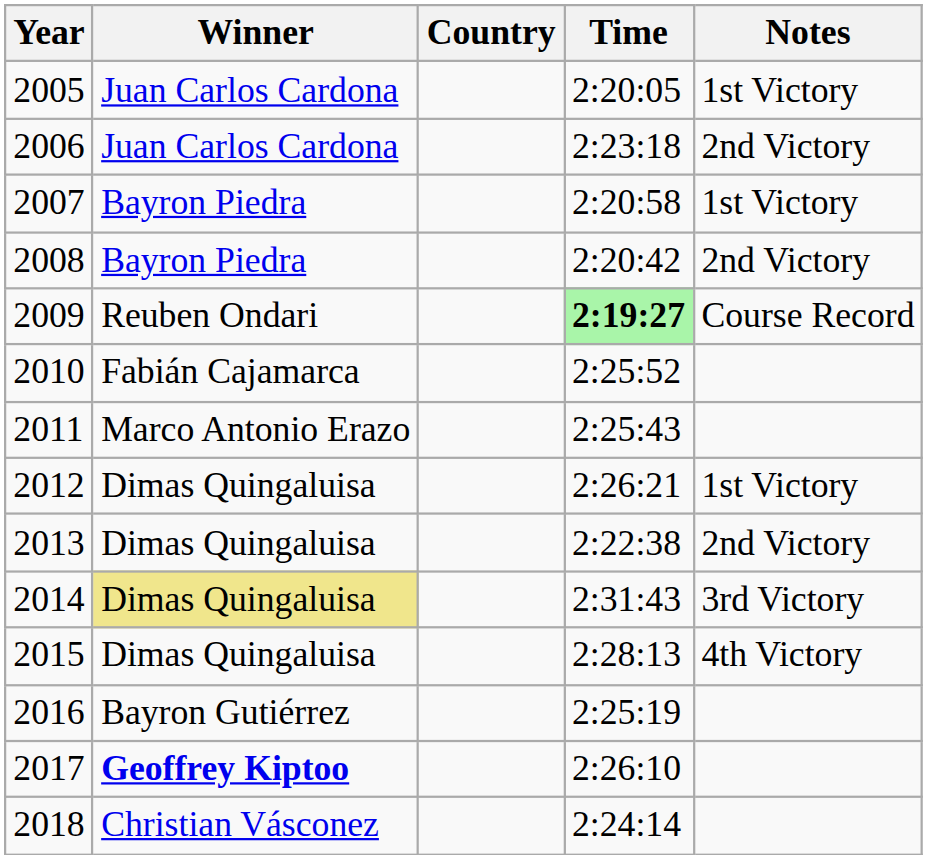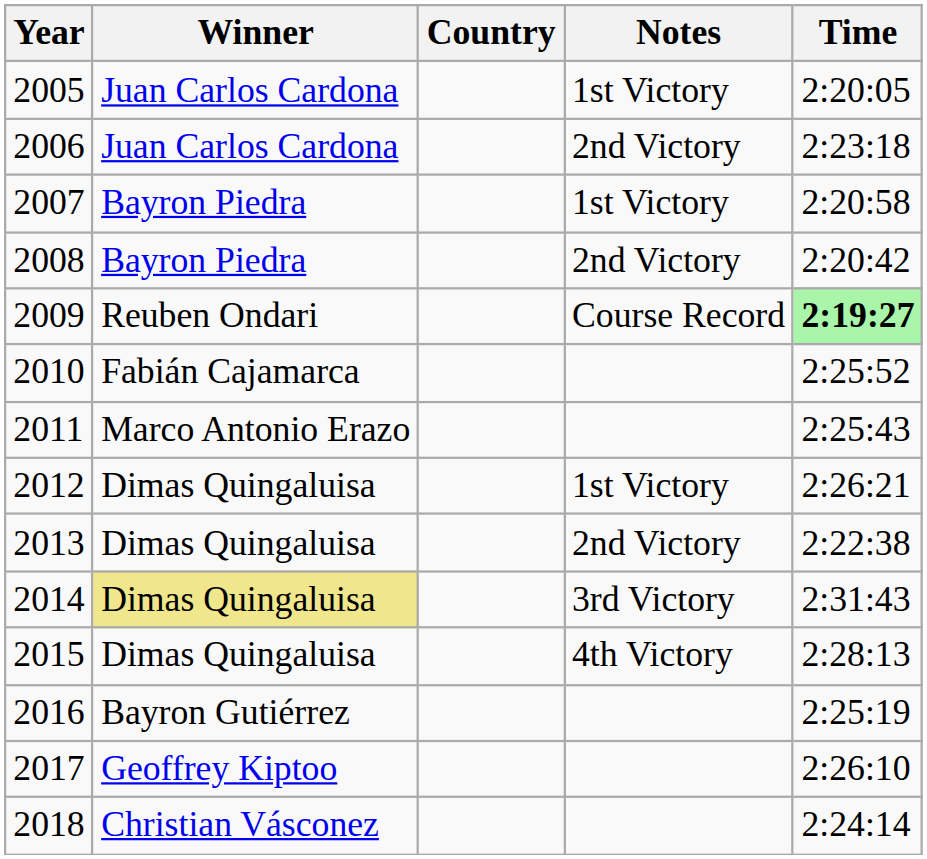columns swapped: (628, 32) <-> (808, 32)
(225, 768) bold -> (219, 768) normal
